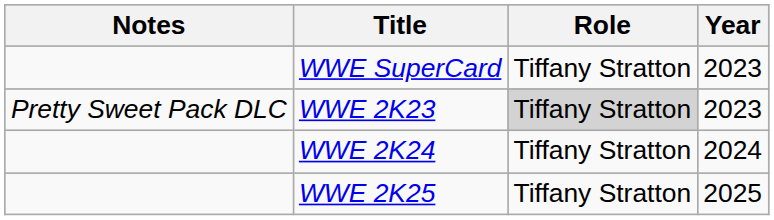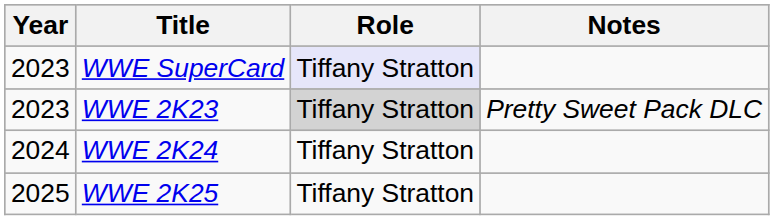columns swapped: (733, 25) <-> (149, 25)
(602, 67) no background -> (385, 67) lavender background
